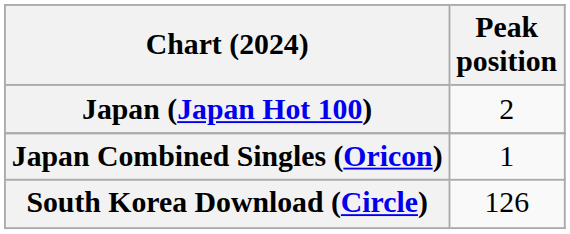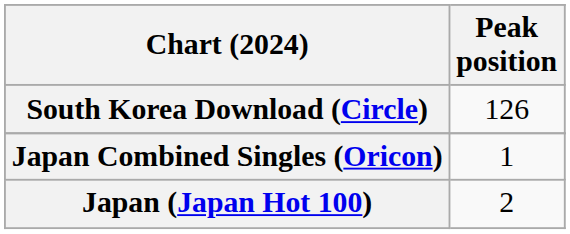rows swapped: (227, 108) <-> (227, 203)
